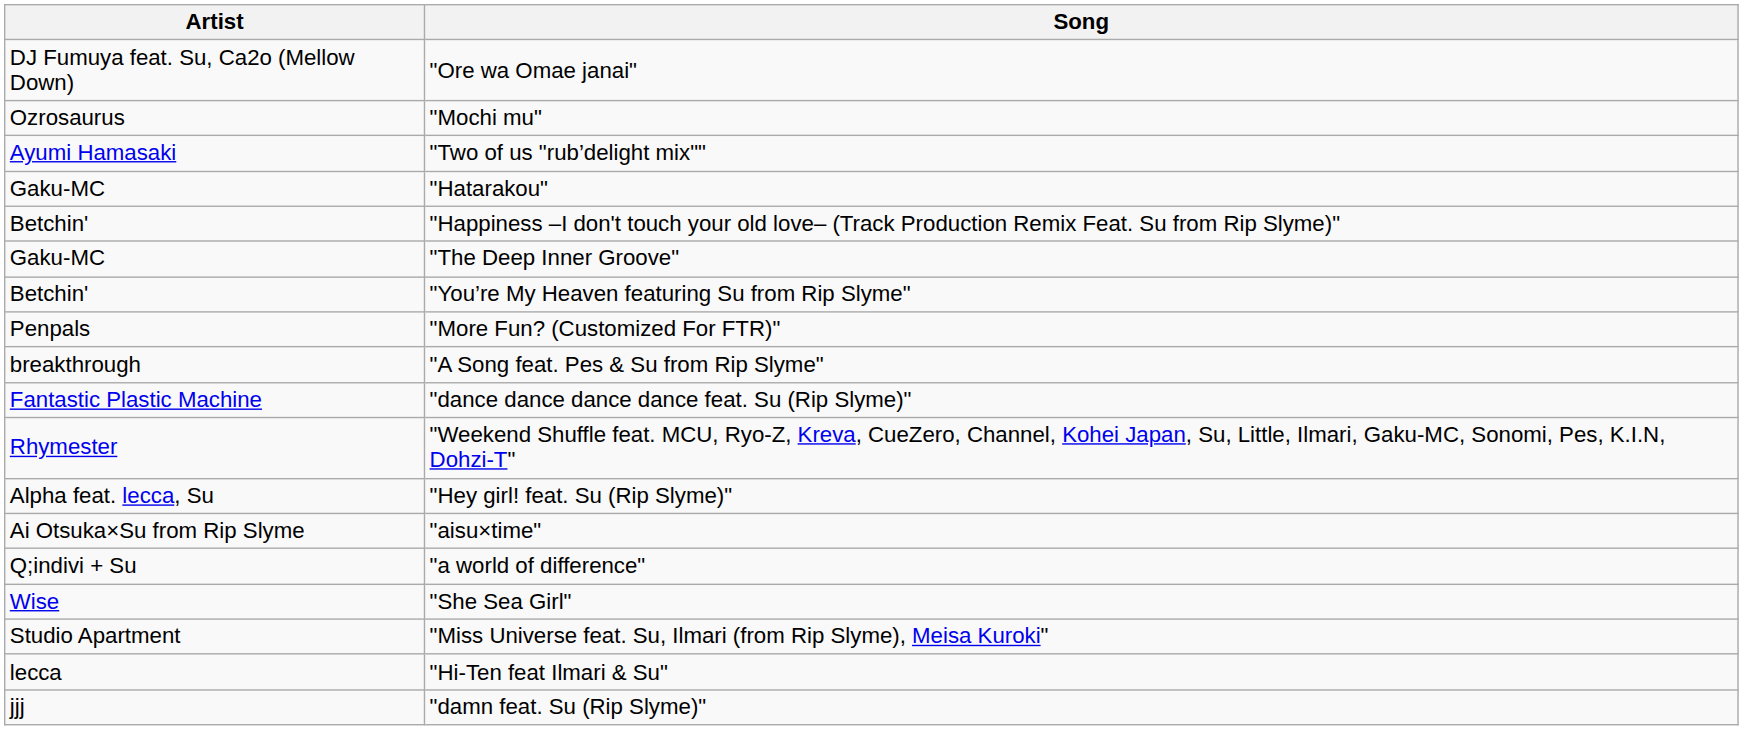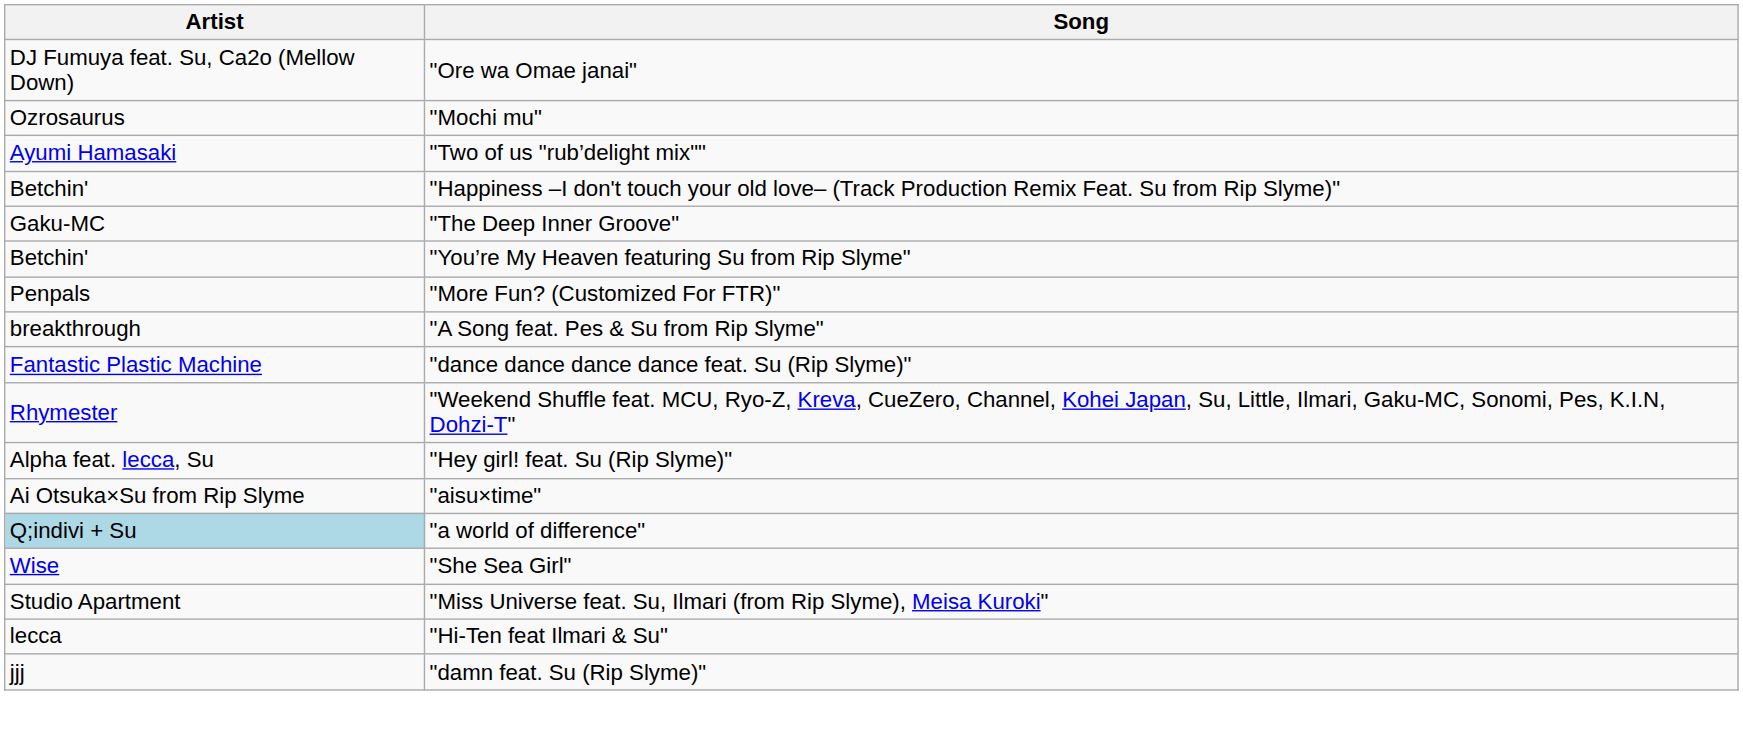- row: (489, 188)
(73, 565) no background -> (73, 530) lightblue background
